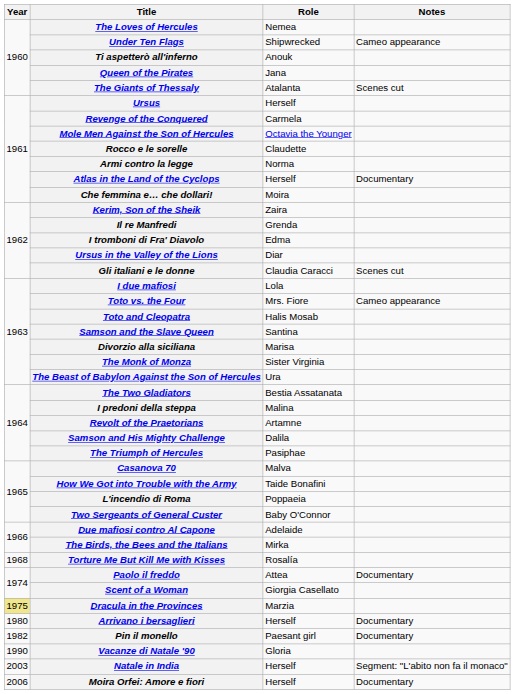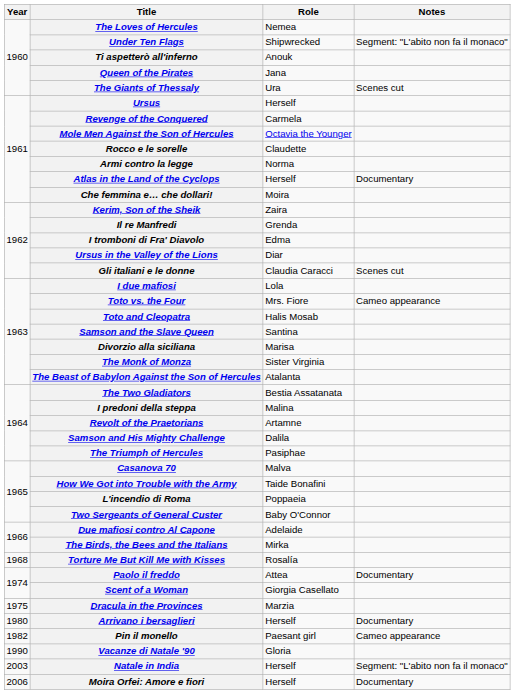(398, 42) Cameo appearance -> (432, 42) Segment: "L'abito non fa il monaco"
(283, 88) Atalanta -> (273, 88) Ura
(273, 377) Ura -> (283, 377) Atalanta
(17, 605) khaki background -> (17, 605) no background
(385, 636) Documentary -> (398, 636) Cameo appearance
